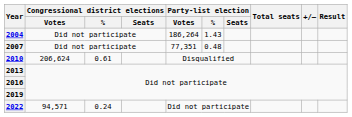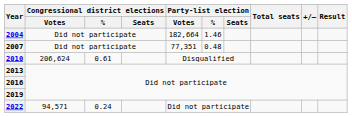(184, 34) 186,264 -> (184, 34) 182,664
(213, 34) 1.43 -> (213, 34) 1.46
